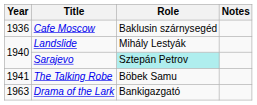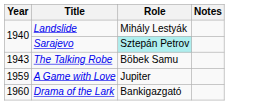- row: (64, 28)
(18, 76) 1941 -> (18, 60) 1943
+ row: (75, 76)
(18, 92) 1963 -> (18, 92) 1960
